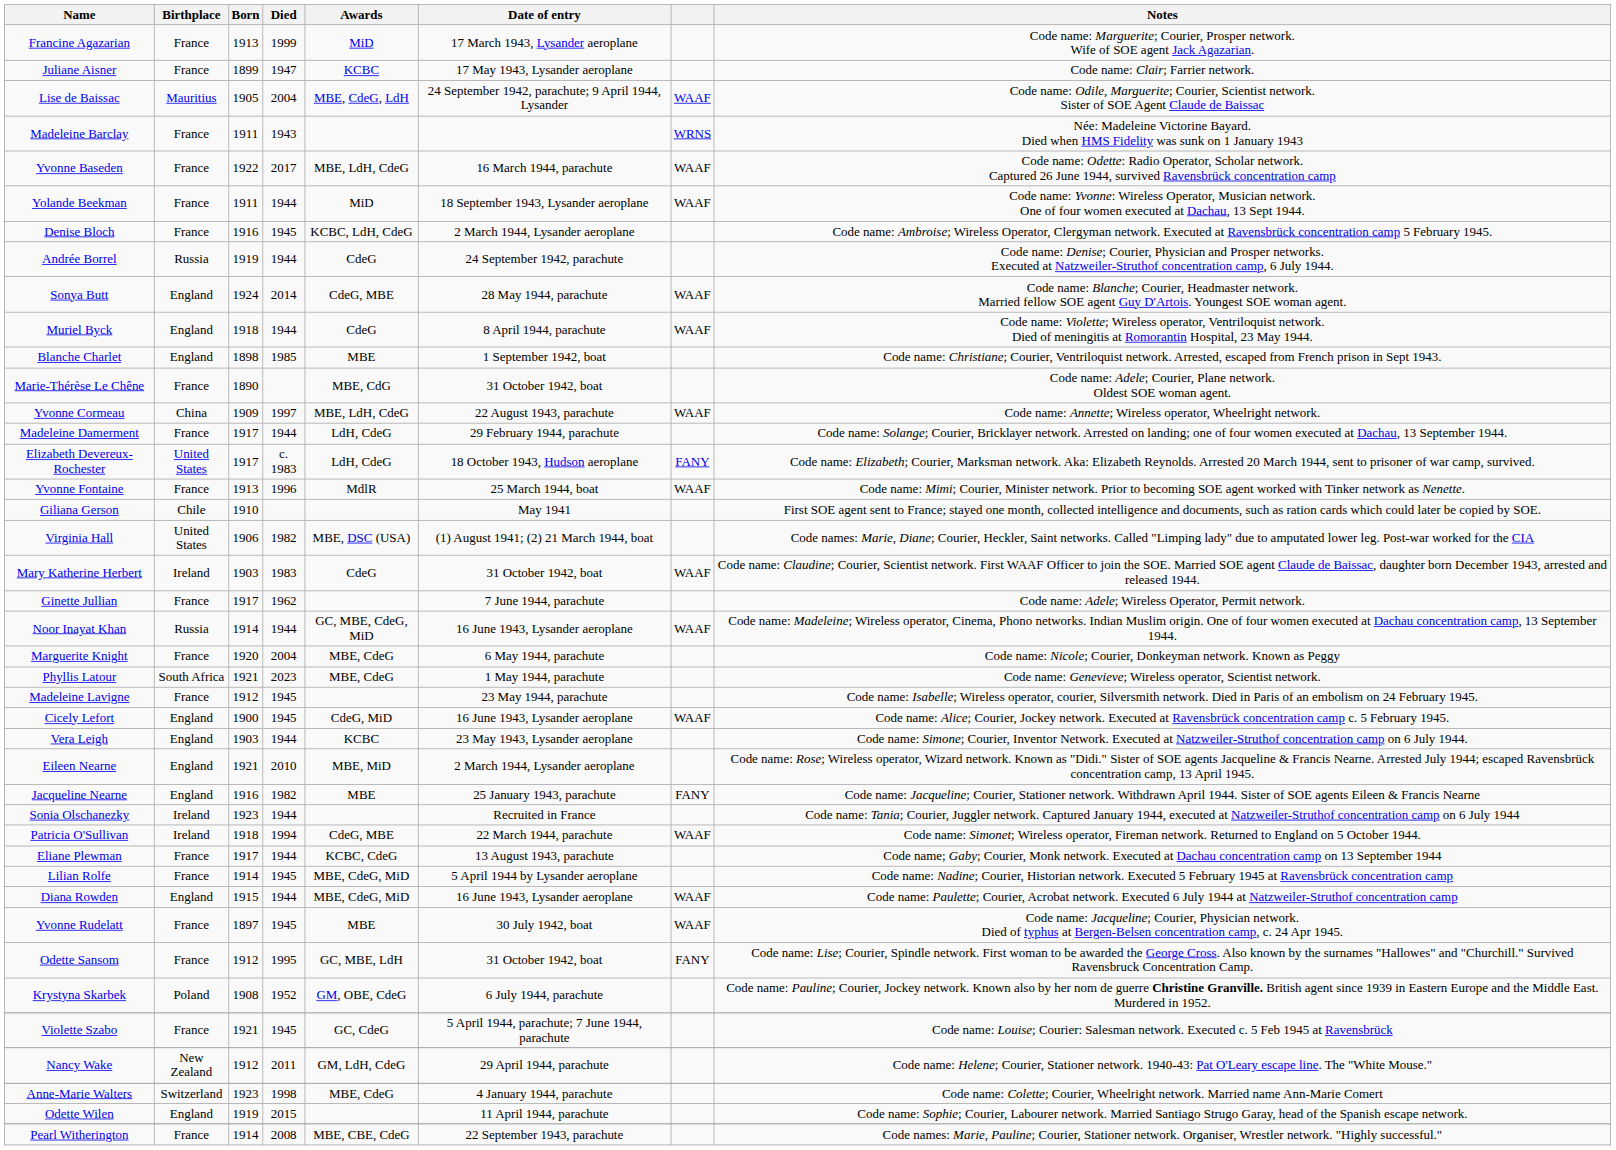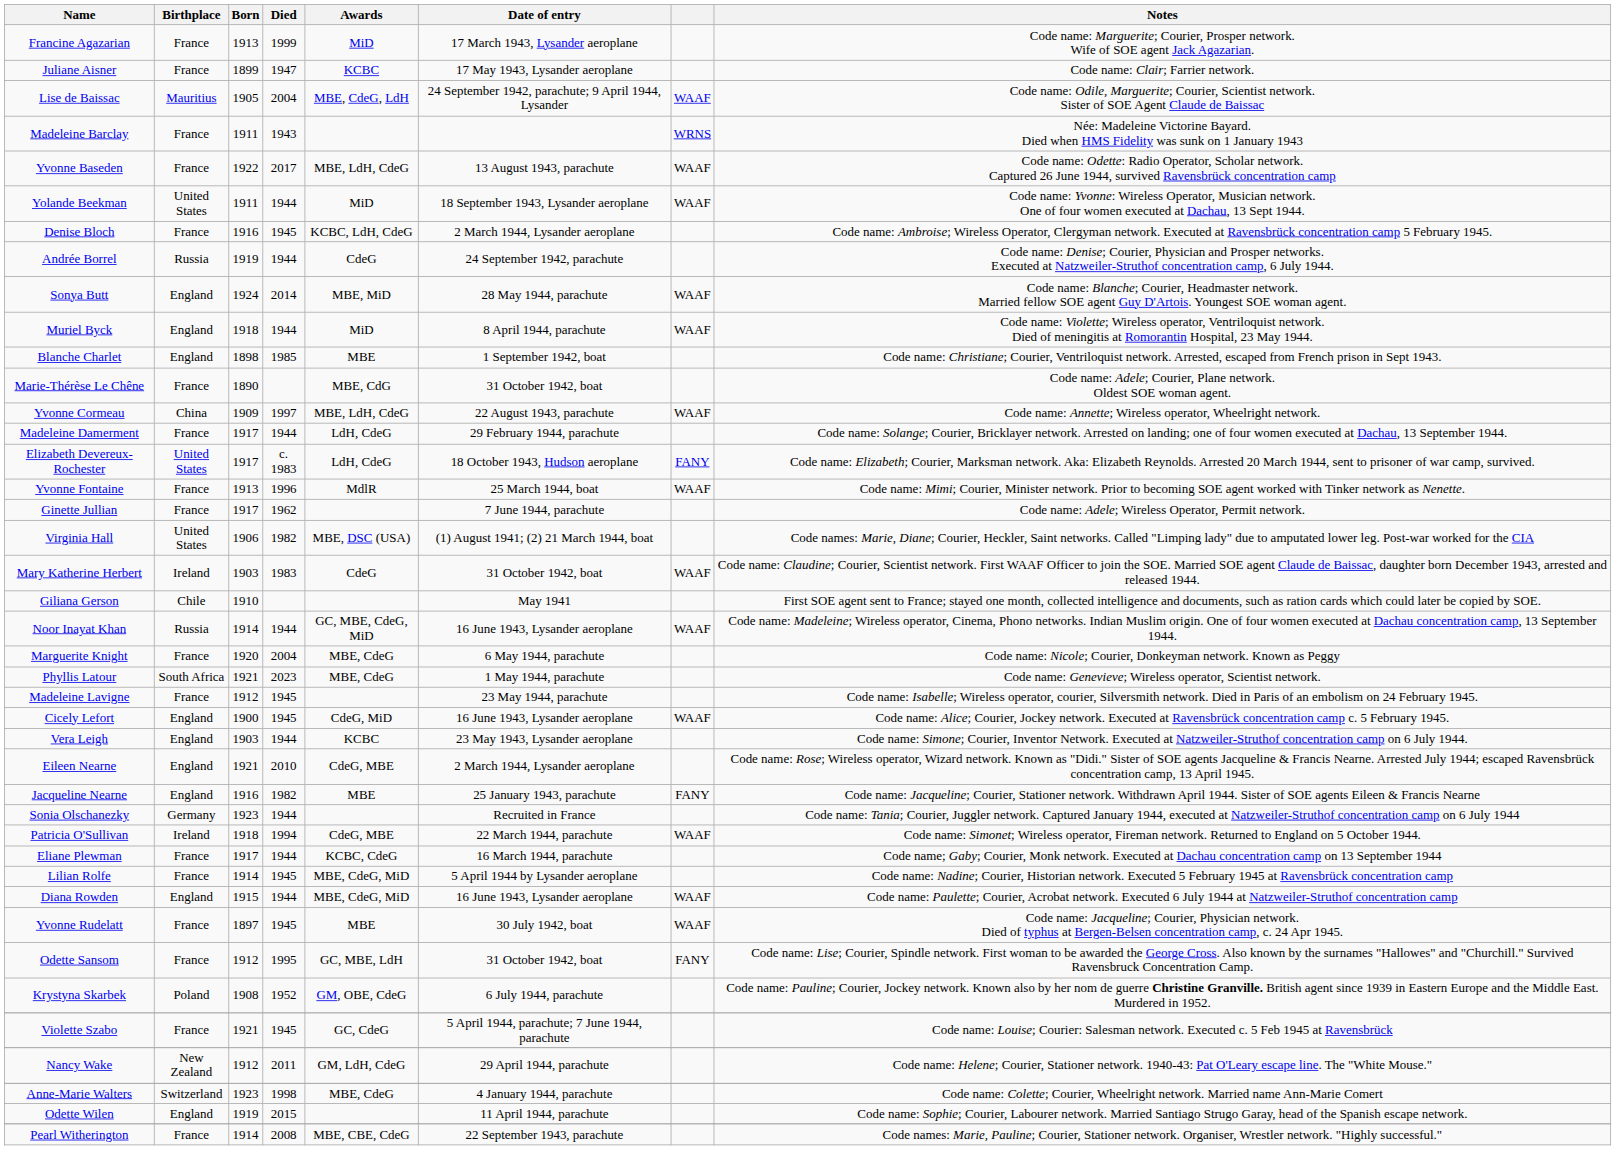(544, 168) 16 March 1944, parachute -> (544, 168) 13 August 1943, parachute
(191, 203) France -> (191, 203) United States
(361, 294) CdeG, MBE -> (361, 294) MBE, MiD
(361, 329) CdeG -> (361, 329) MiD
rows swapped: (79, 509) <-> (79, 600)
(361, 766) MBE, MiD -> (361, 766) CdeG, MBE
(191, 814) Ireland -> (191, 814) Germany
(544, 856) 13 August 1943, parachute -> (544, 856) 16 March 1944, parachute
